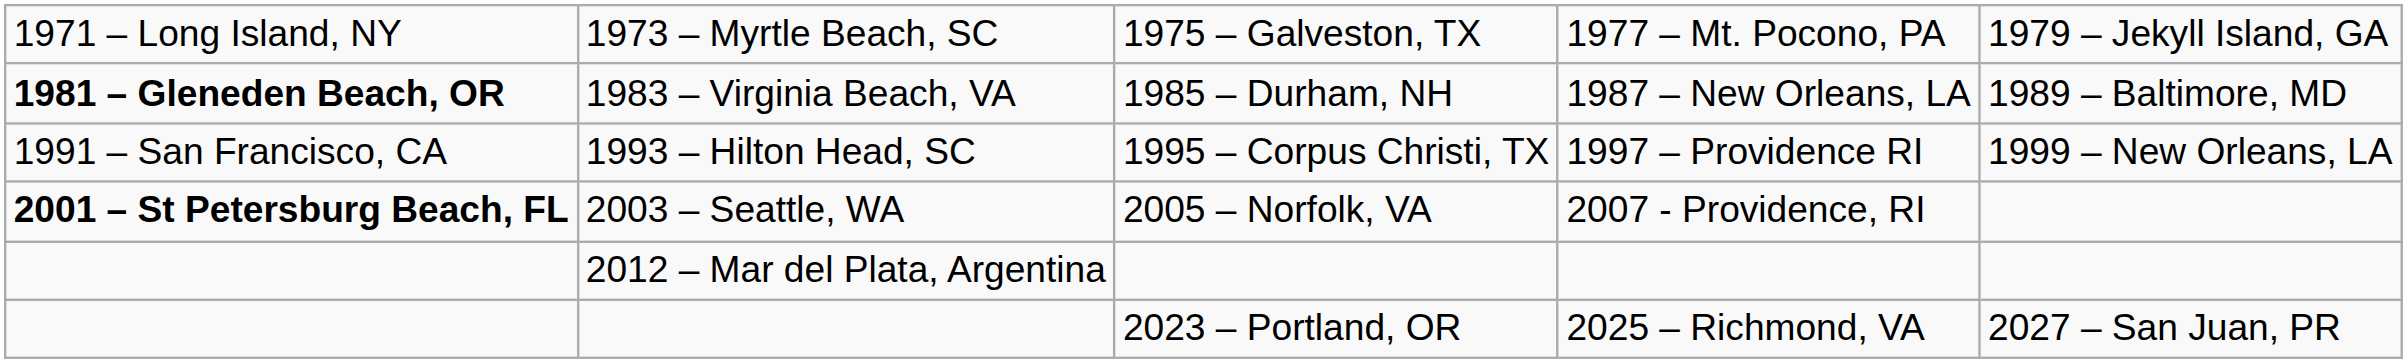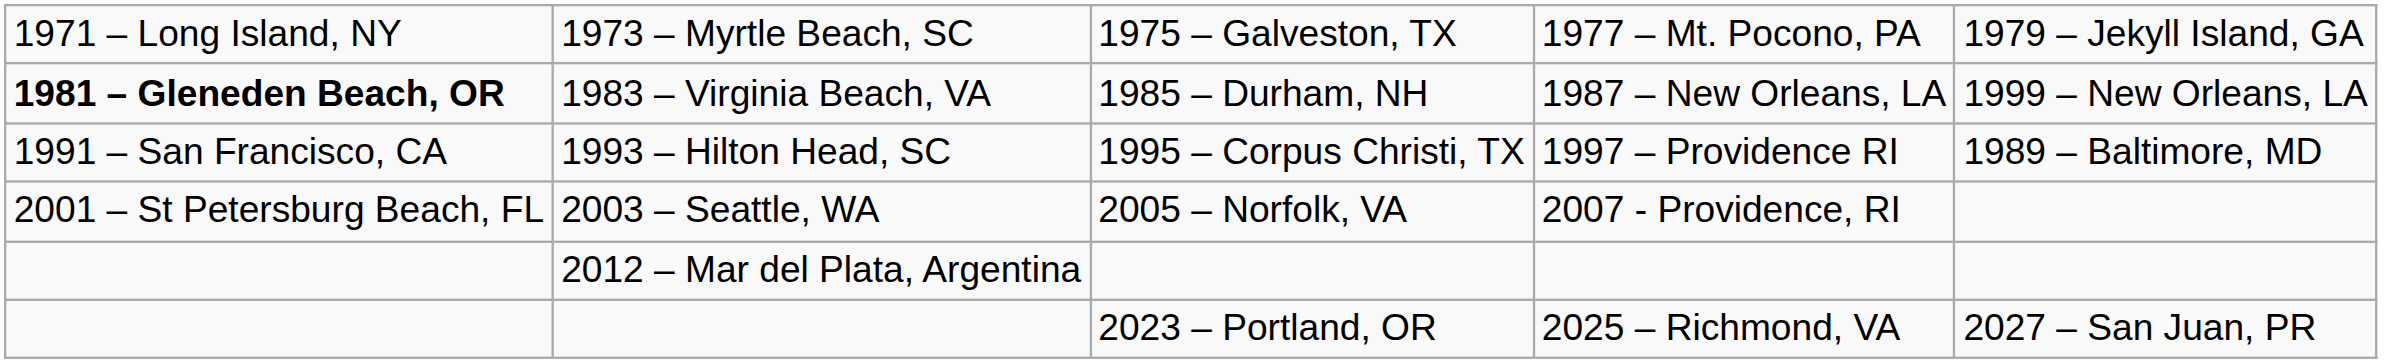(2167, 92) 1989 – Baltimore, MD -> (2166, 92) 1999 – New Orleans, LA
(2190, 151) 1999 – New Orleans, LA -> (2143, 151) 1989 – Baltimore, MD
(291, 210) bold -> (279, 210) normal
